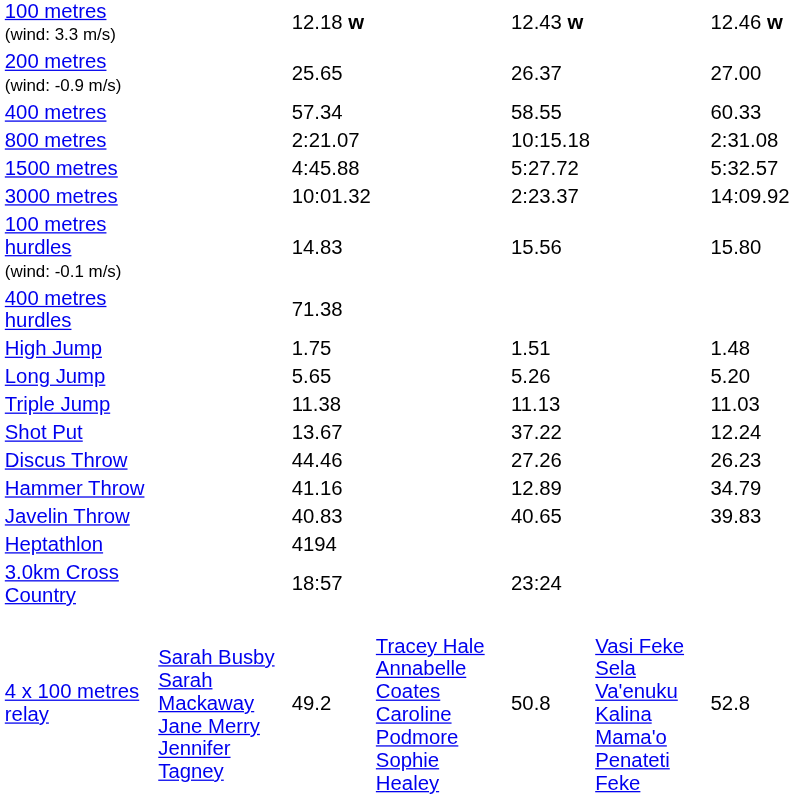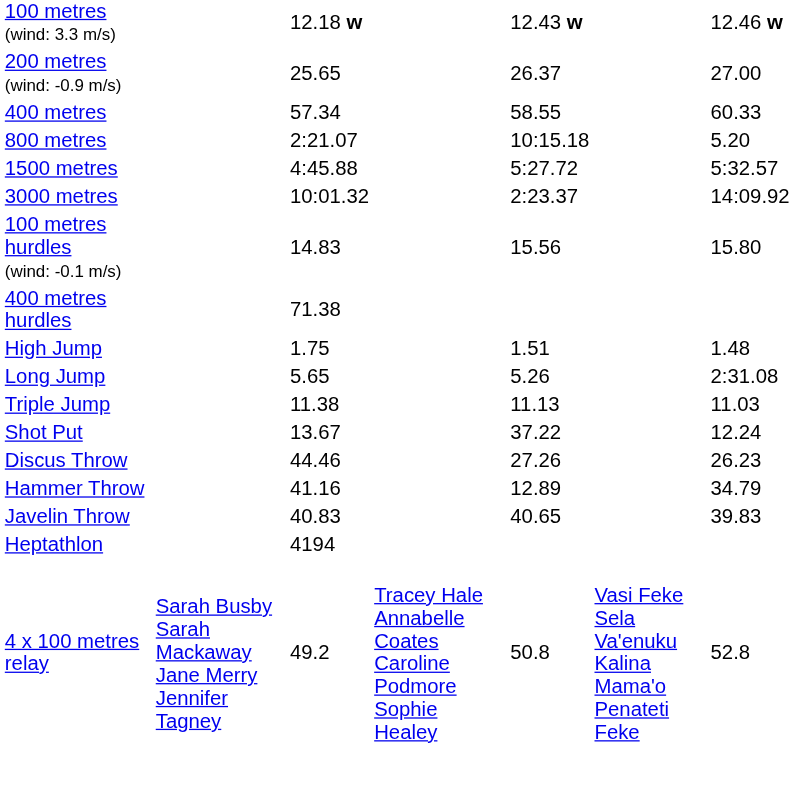(744, 140) 2:31.08 -> (730, 140) 5.20
(730, 376) 5.20 -> (744, 376) 2:31.08
- row: (62, 583)
